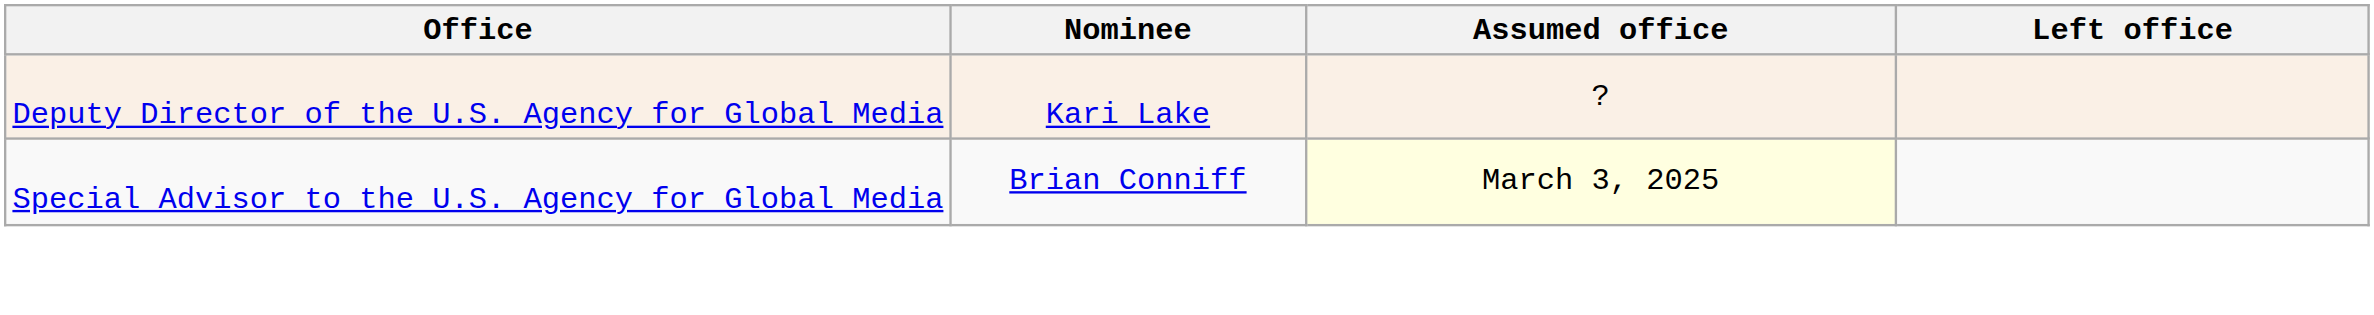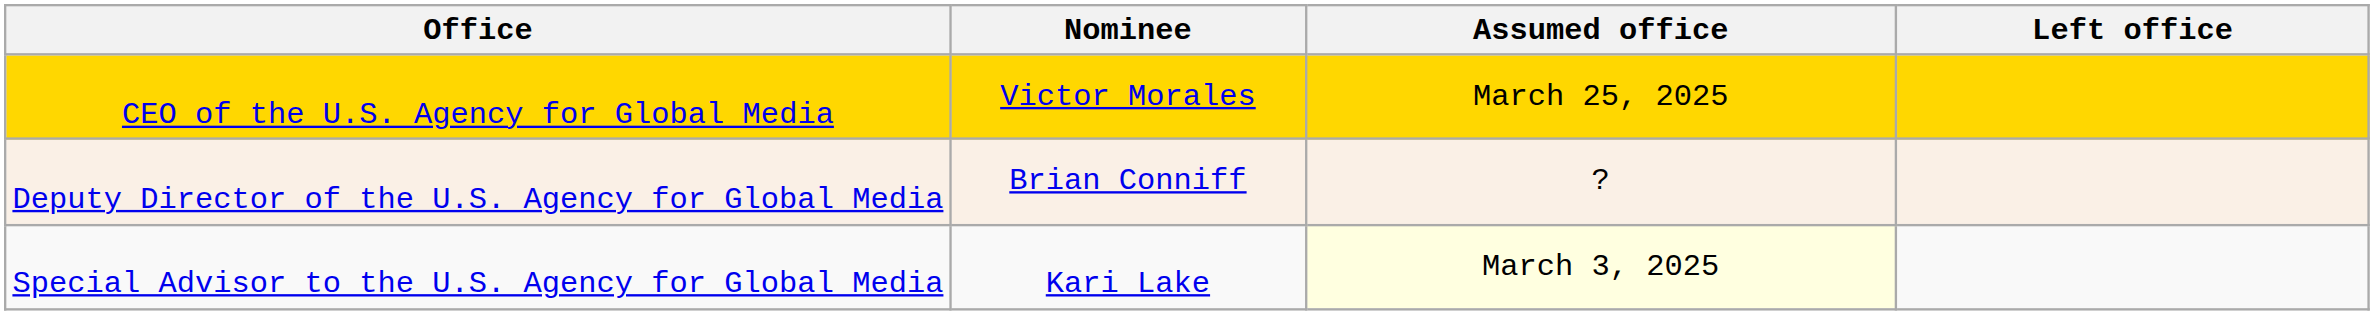+ row: (478, 115)
(1128, 115) Kari Lake -> (1128, 182) Brian Conniff
(1128, 182) Brian Conniff -> (1128, 284) Kari Lake
